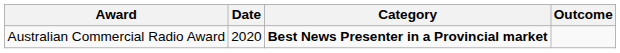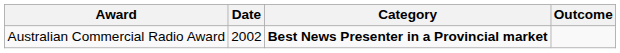(246, 36) 2020 -> (246, 36) 2002
